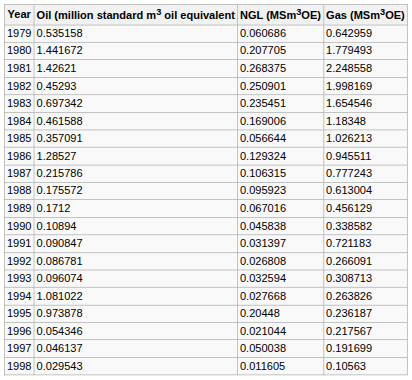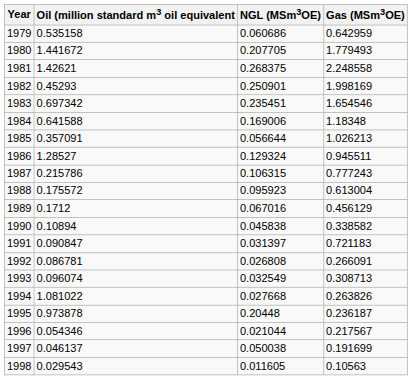(60, 121) 0.461588 -> (60, 121) 0.641588
(263, 278) 0.032594 -> (263, 278) 0.032549
